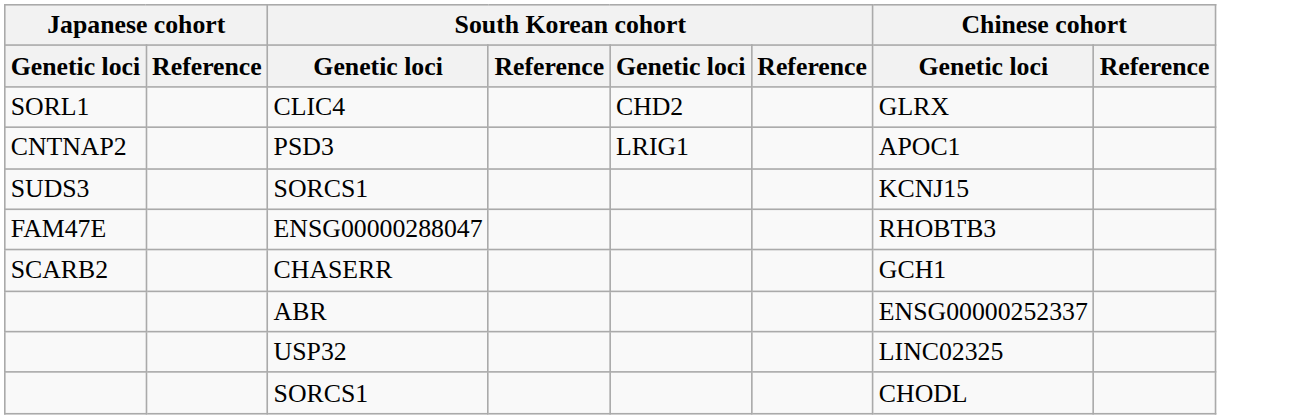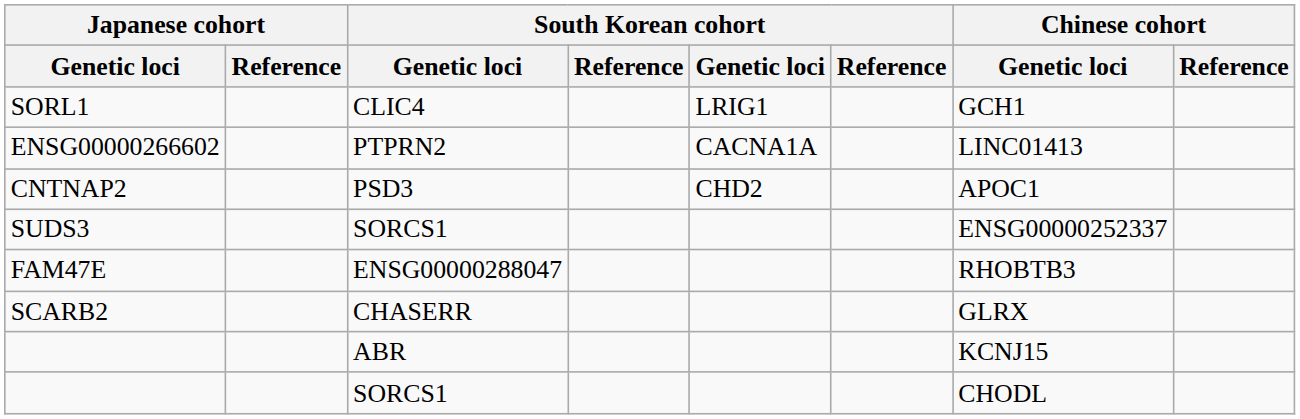(650, 106) CHD2 -> (732, 106) LRIG1
(914, 106) GLRX -> (992, 106) GCH1
+ row: (115, 147)
(652, 147) LRIG1 -> (729, 188) CHD2
(924, 188) KCNJ15 -> (1063, 229) ENSG00000252337
(912, 270) GCH1 -> (993, 310) GLRX
(983, 310) ENSG00000252337 -> (1003, 351) KCNJ15
- row: (75, 352)
